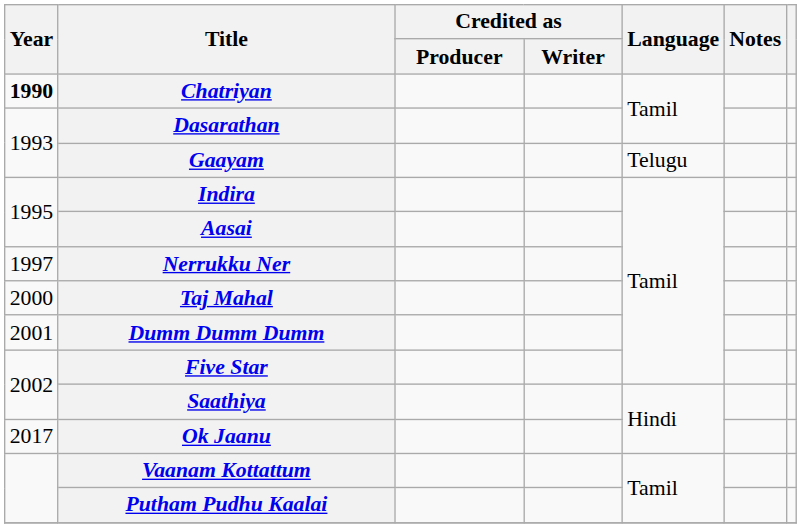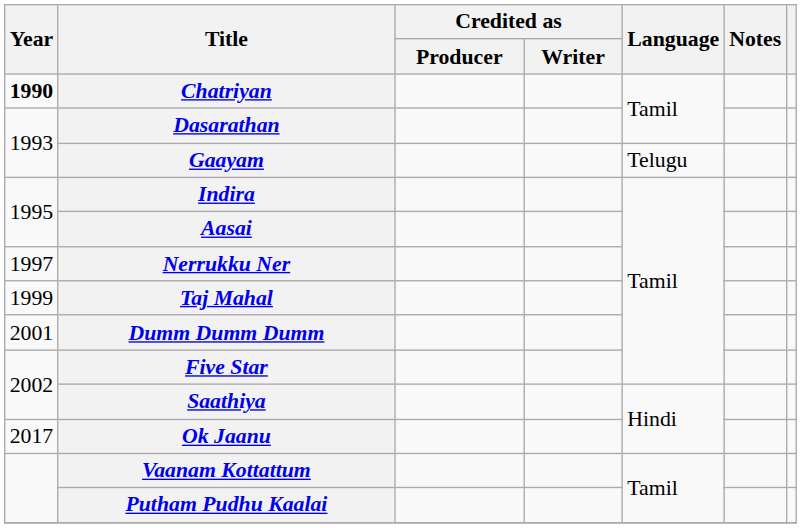(31, 297) 2000 -> (31, 297) 1999
